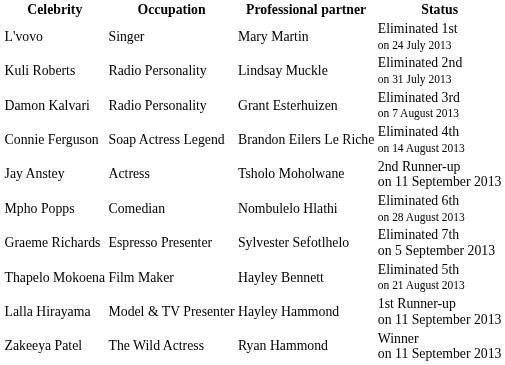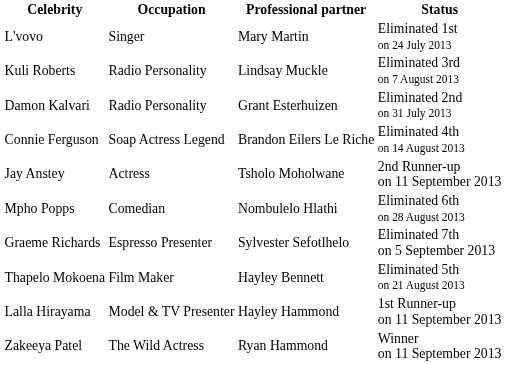(420, 70) Eliminated 2nd on 31 July 2013 -> (419, 70) Eliminated 3rd on 7 August 2013
(419, 105) Eliminated 3rd on 7 August 2013 -> (420, 105) Eliminated 2nd on 31 July 2013
